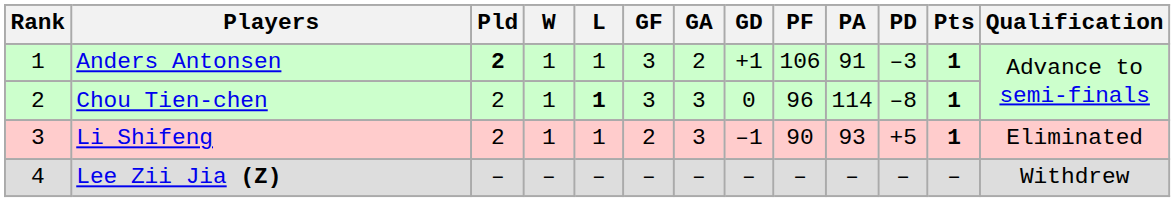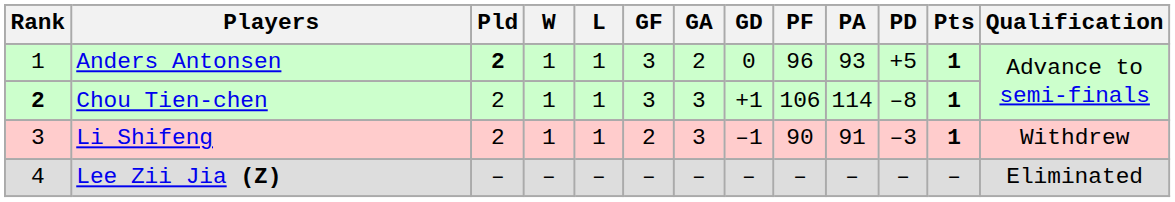(749, 62) +1 -> (749, 62) 0
(800, 62) 106 -> (800, 62) 96
(852, 62) 91 -> (852, 62) 93
(903, 62) –3 -> (903, 62) +5
(38, 100) normal -> (38, 100) bold
(599, 100) bold -> (599, 100) normal
(749, 100) 0 -> (749, 100) +1
(800, 100) 96 -> (800, 100) 106
(852, 139) 93 -> (852, 139) 91
(903, 139) +5 -> (903, 139) –3
(1075, 139) Eliminated -> (1075, 139) Withdrew
(1075, 177) Withdrew -> (1075, 177) Eliminated
